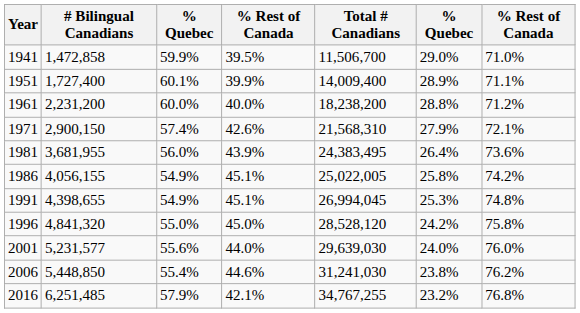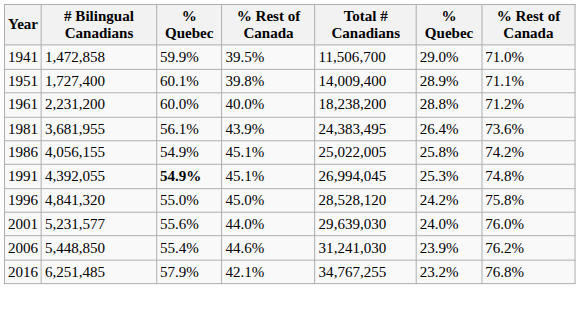(245, 81) 39.9% -> (245, 81) 39.8%
- row: (23, 128)
(179, 152) 56.0% -> (179, 128) 56.1%
(75, 200) 4,398,655 -> (75, 176) 4,392,055
(179, 200) normal -> (181, 176) bold
(439, 271) 23.8% -> (439, 248) 23.9%
